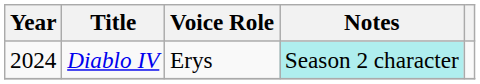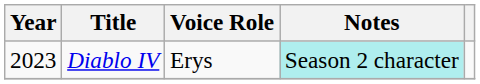(33, 59) 2024 -> (33, 59) 2023
